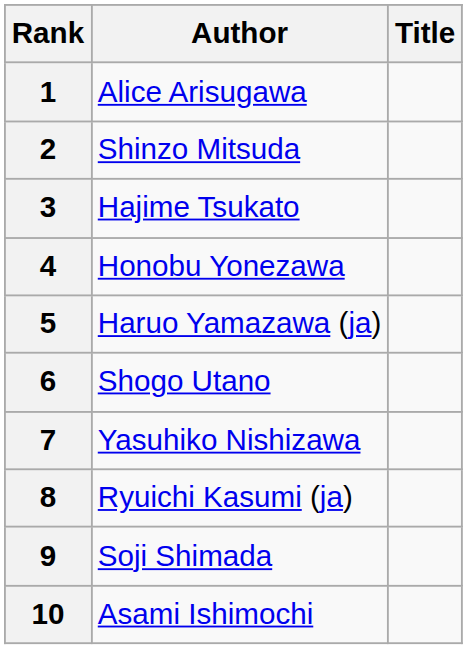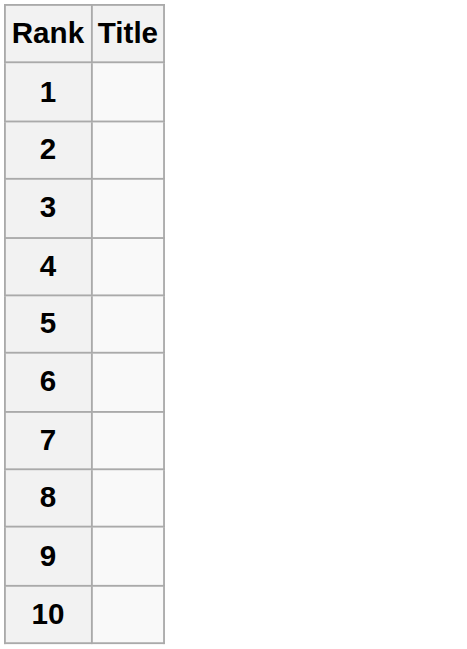- column: (240, 33)
